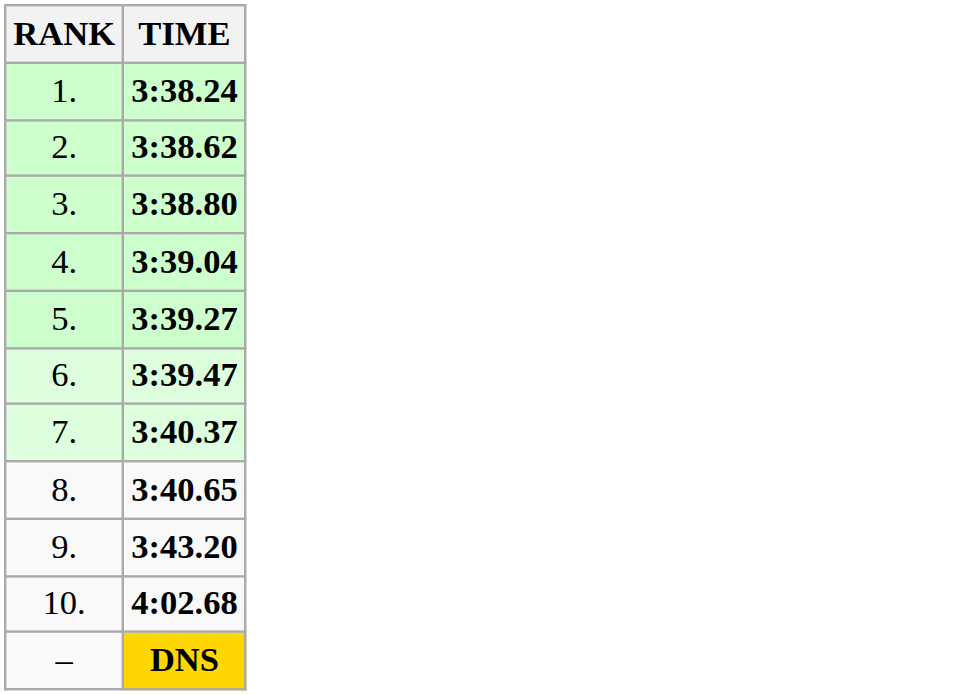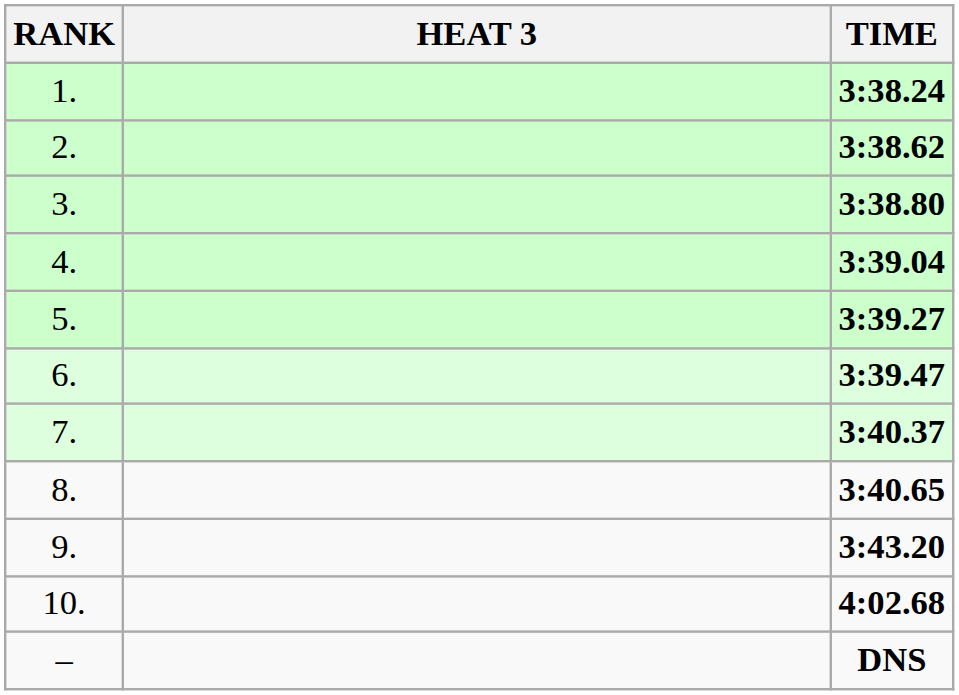+ column: (477, 33)
(184, 660) gold background -> (892, 660) no background
